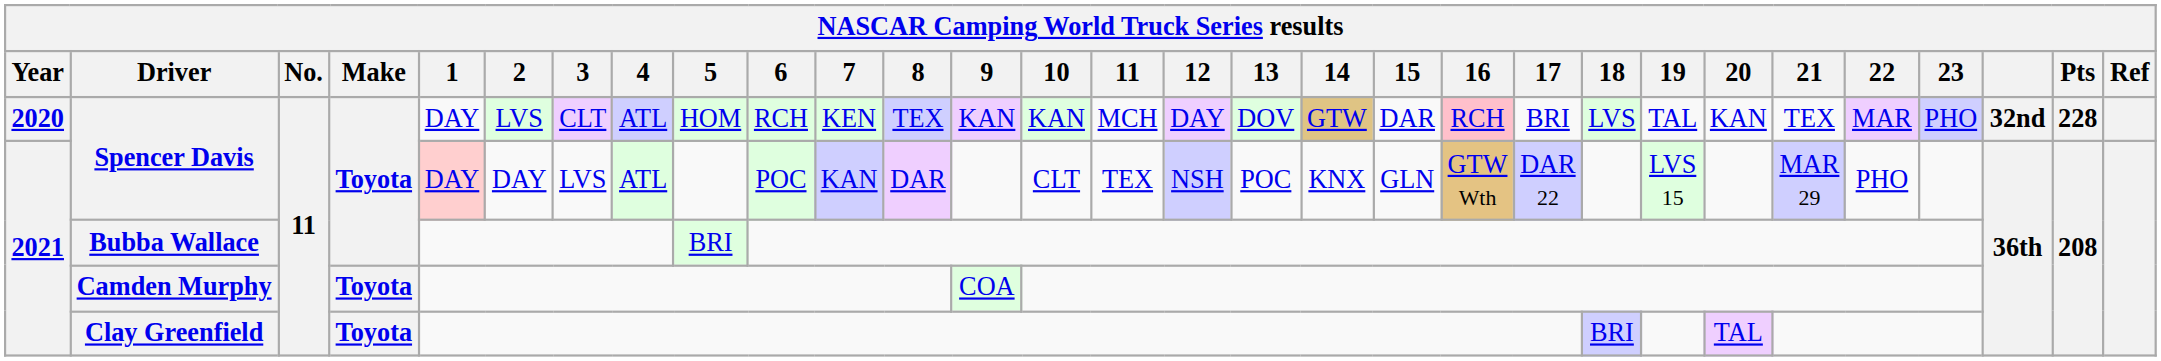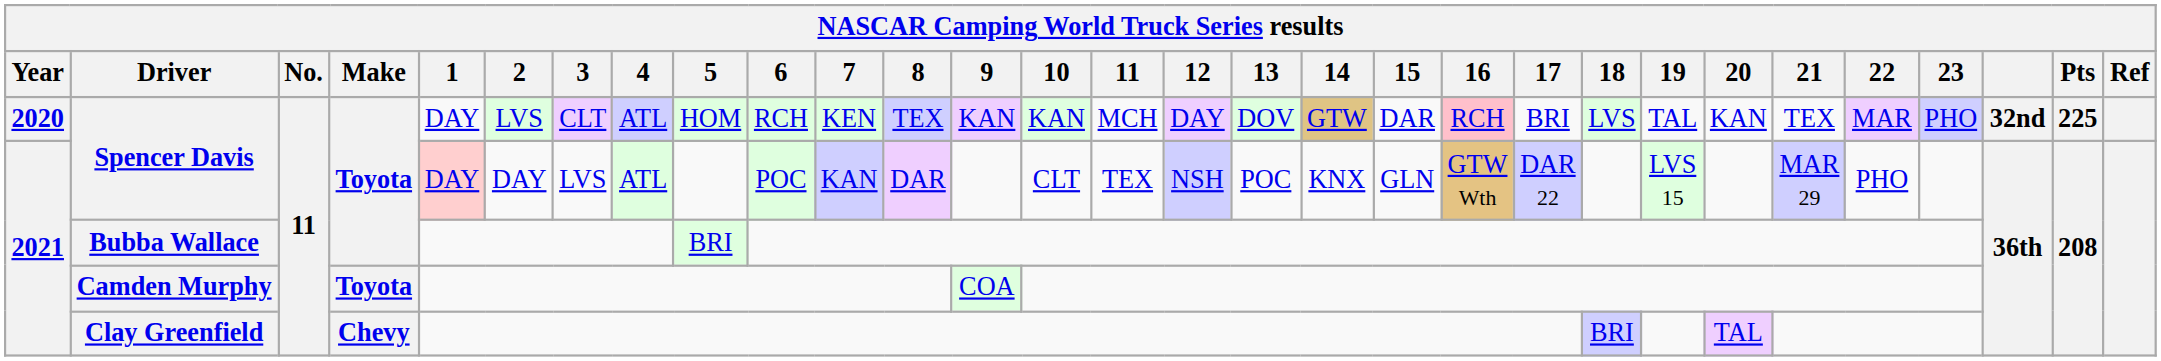(2078, 118) 228 -> (2078, 118) 225
(374, 333) Toyota -> (374, 333) Chevy
